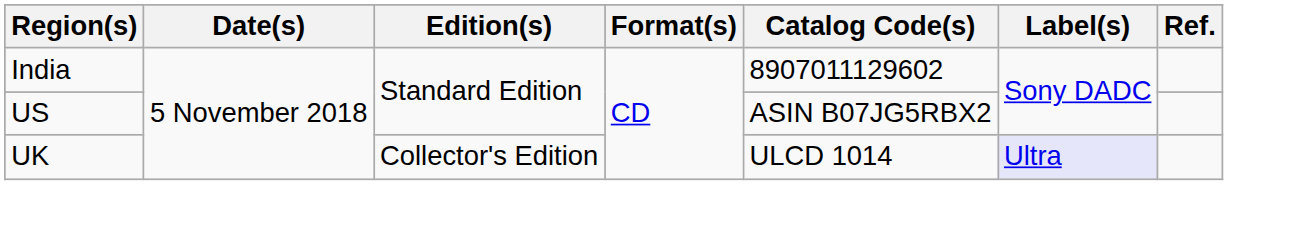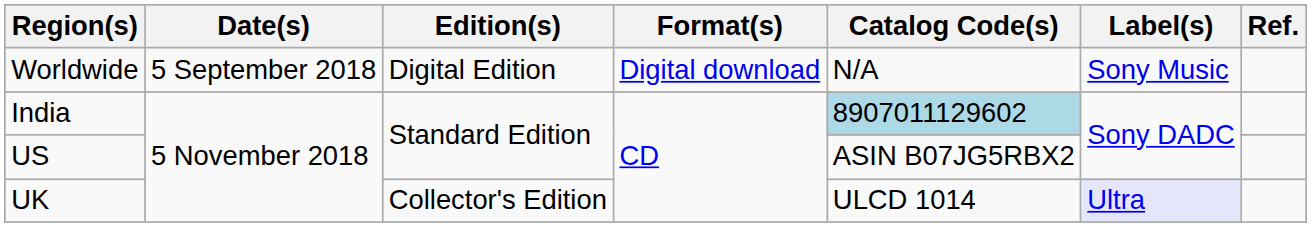+ row: (75, 69)
(846, 69) no background -> (930, 112) lightblue background
